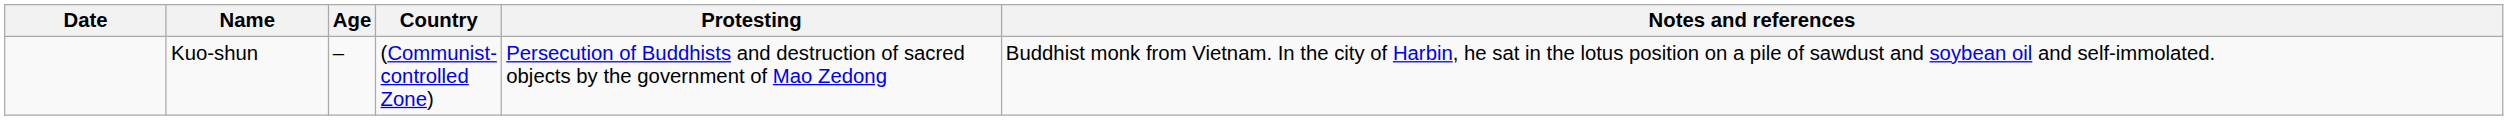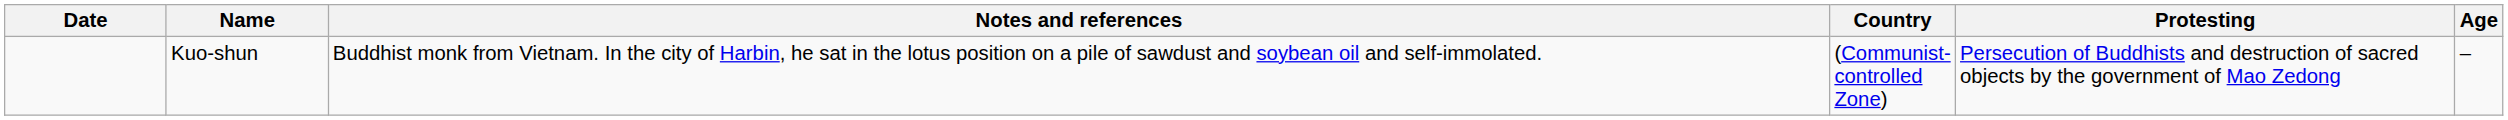columns swapped: (352, 20) <-> (1752, 20)
